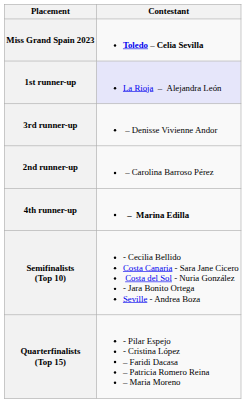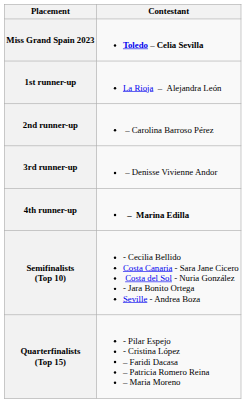(169, 88) lavender background -> (169, 88) no background
rows swapped: (50, 167) <-> (50, 125)
